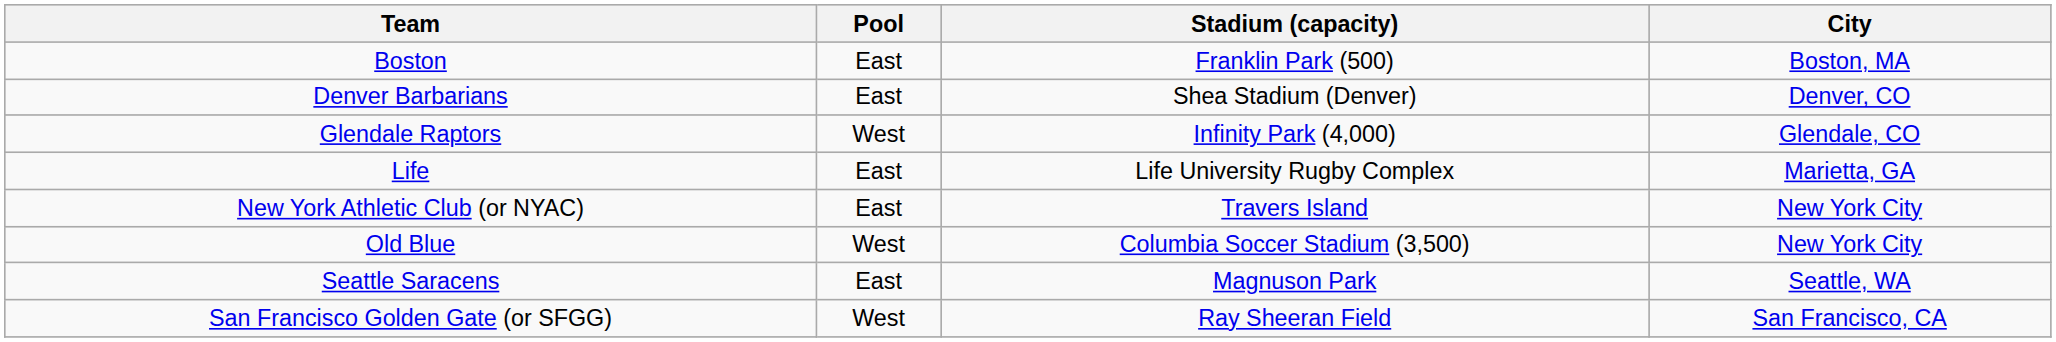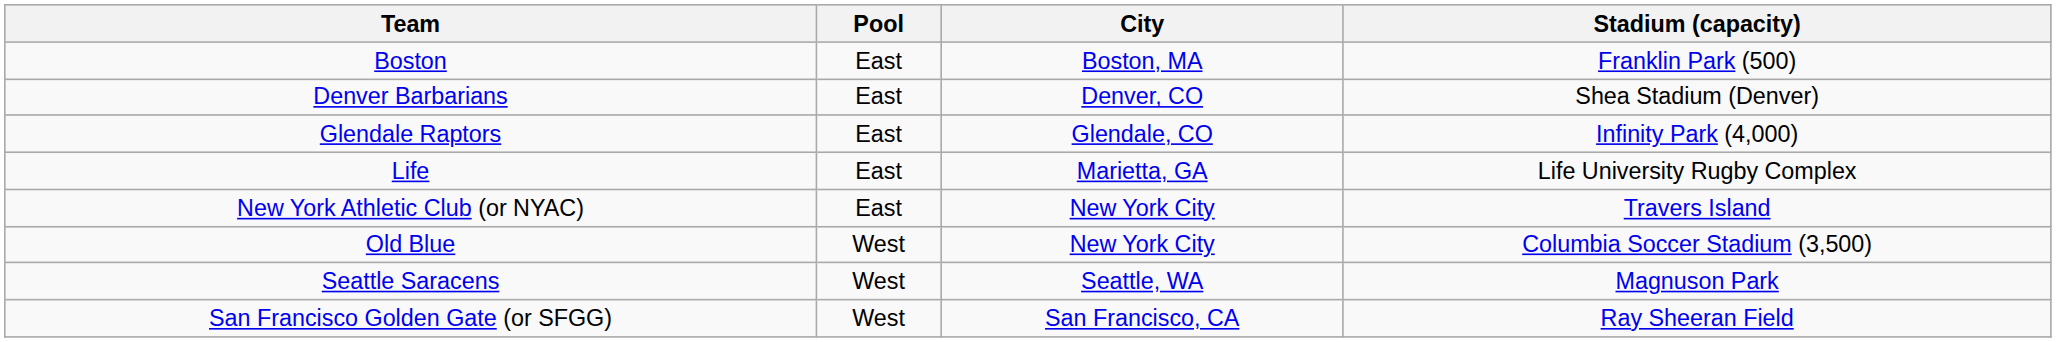columns swapped: (1295, 24) <-> (1850, 24)
(879, 134) West -> (879, 134) East
(879, 282) East -> (879, 282) West
